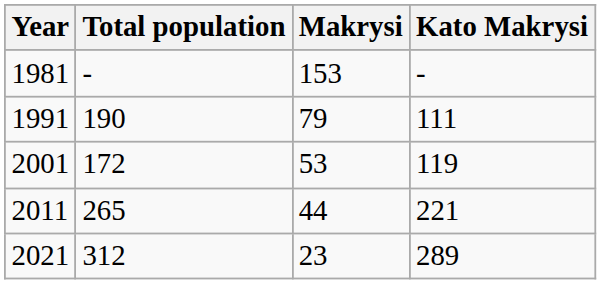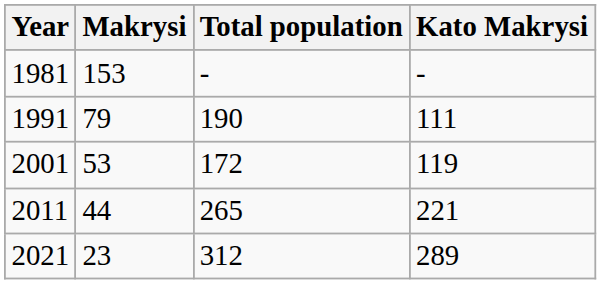columns swapped: (184, 27) <-> (351, 27)
